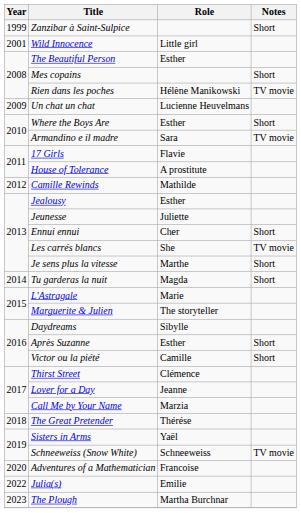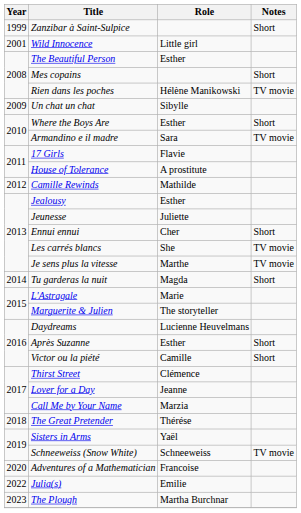(205, 106) Lucienne Heuvelmans -> (174, 106) Sibylle
(264, 264) Short -> (274, 264) TV movie
(174, 327) Sibylle -> (205, 327) Lucienne Heuvelmans
